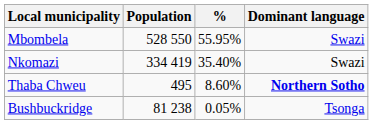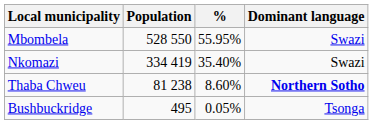(181, 85) 495 -> (172, 85) 81 238
(172, 108) 81 238 -> (181, 108) 495
